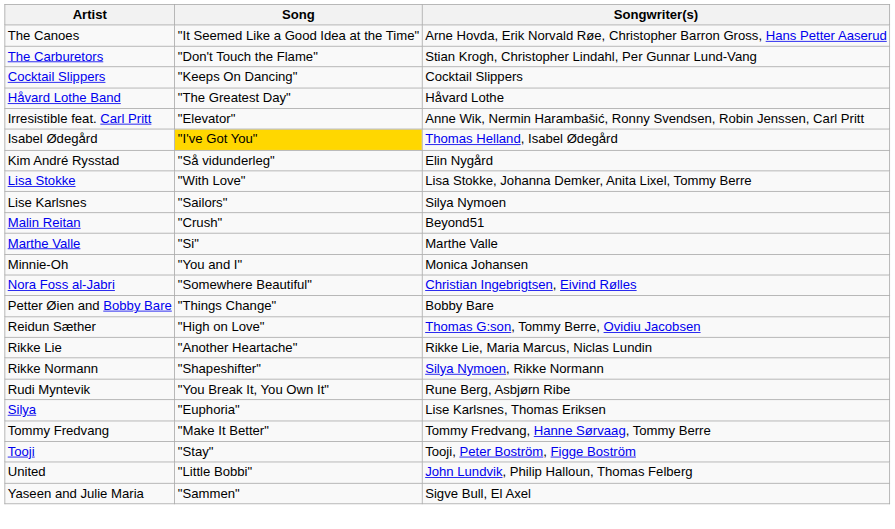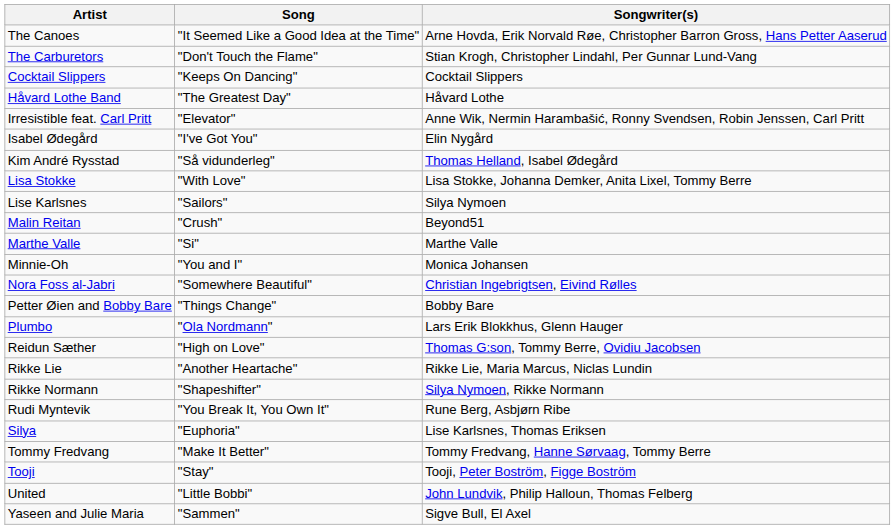(218, 139) gold background -> (218, 139) no background
(521, 139) Thomas Helland, Isabel Ødegård -> (459, 139) Elin Nygård
(459, 160) Elin Nygård -> (521, 160) Thomas Helland, Isabel Ødegård
+ row: (30, 327)
